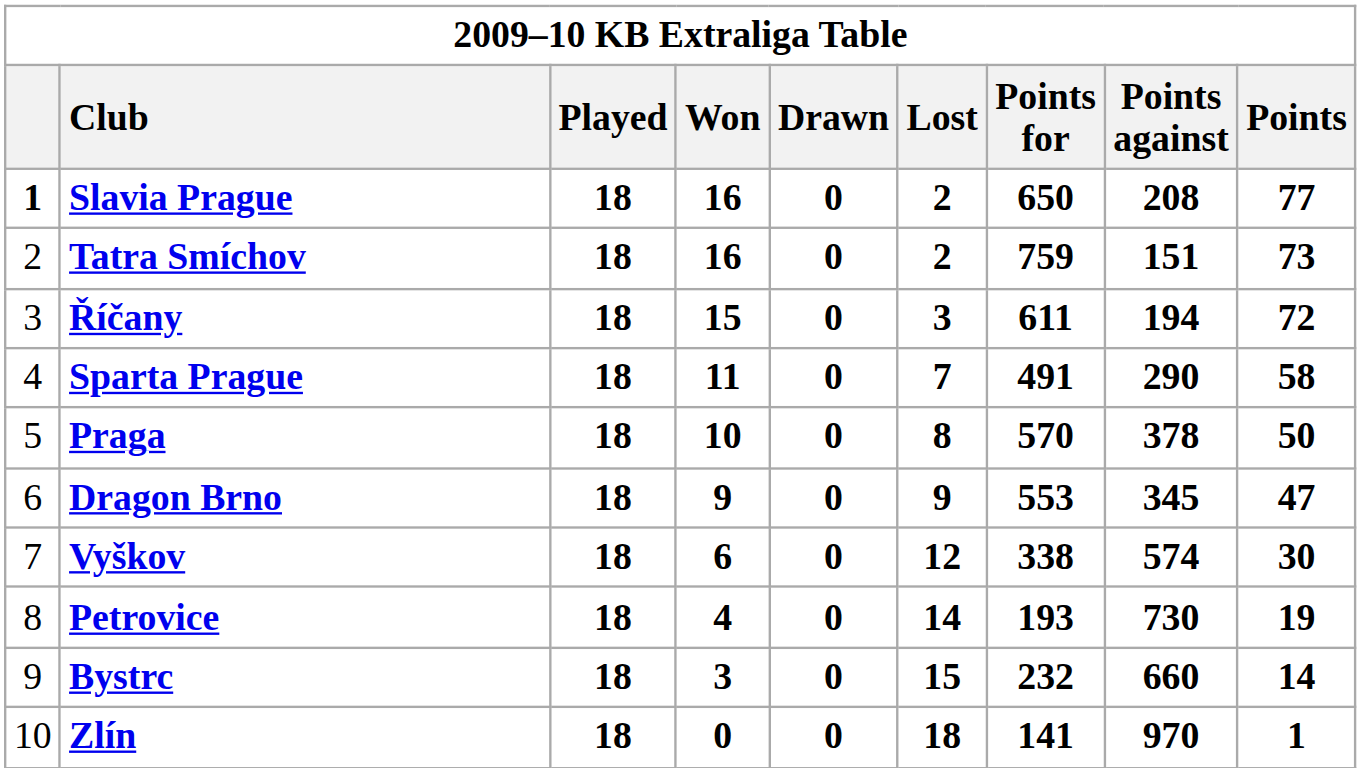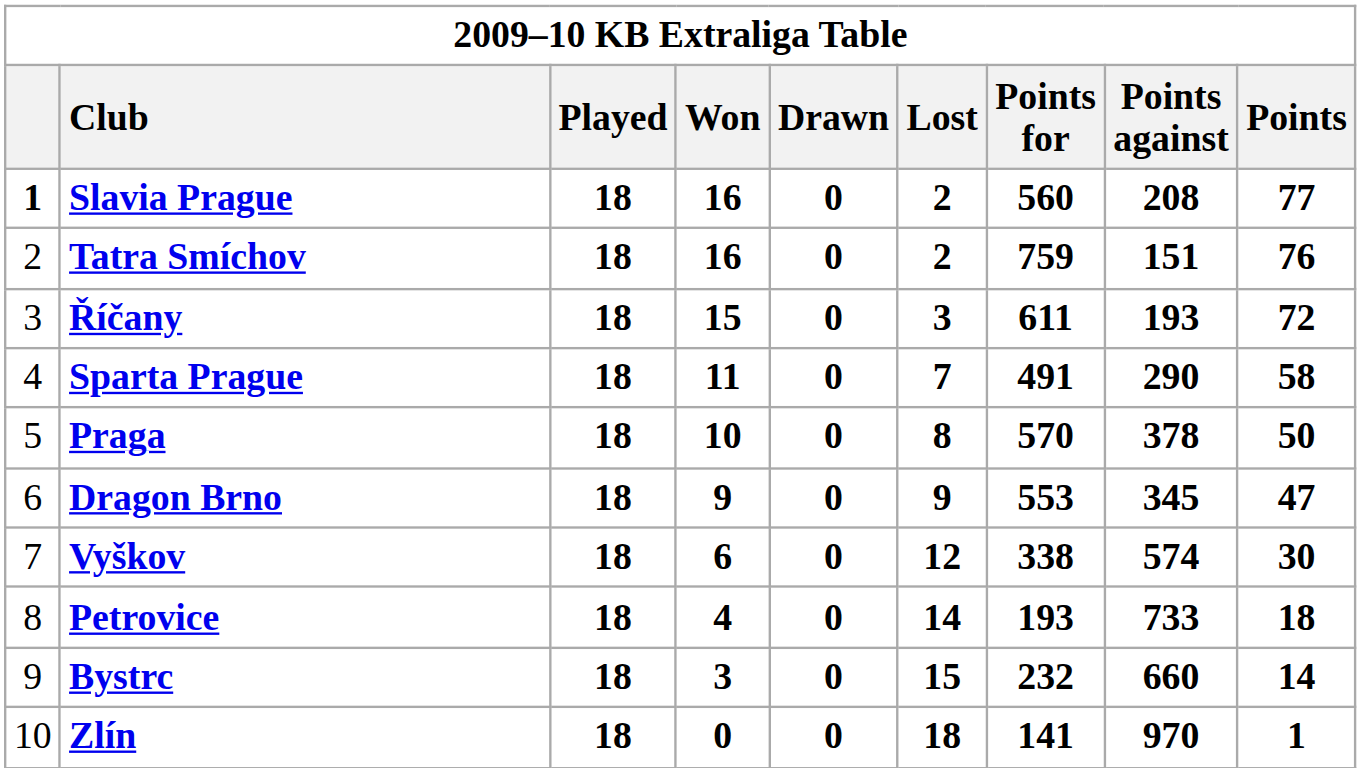(1046, 197) 650 -> (1046, 197) 560
(1297, 257) 73 -> (1297, 257) 76
(1171, 317) 194 -> (1171, 317) 193
(1171, 616) 730 -> (1171, 616) 733
(1297, 616) 19 -> (1297, 616) 18
